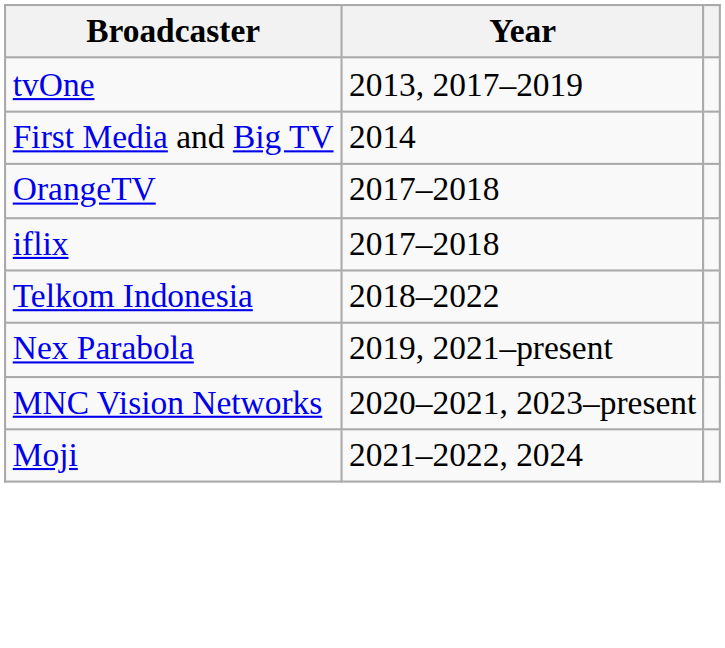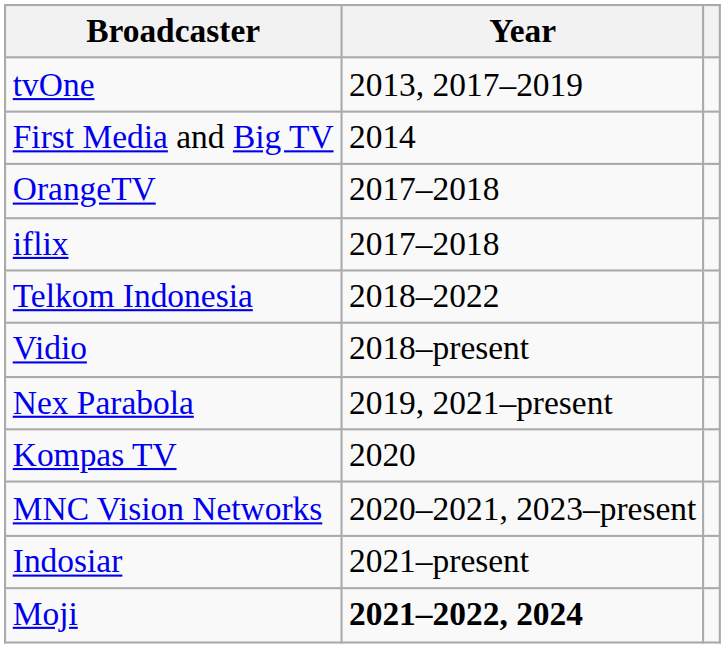+ row: (50, 349)
+ row: (95, 455)
+ row: (68, 561)
(466, 455) normal -> (466, 614) bold
